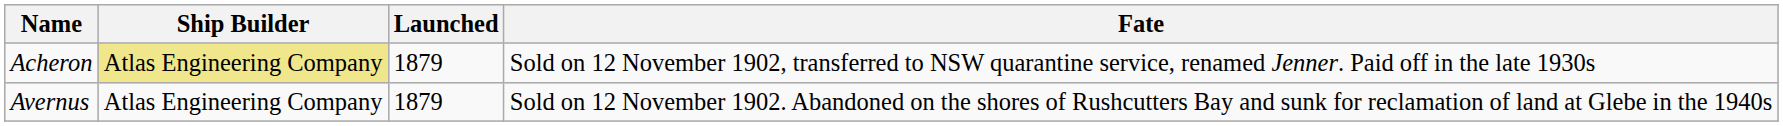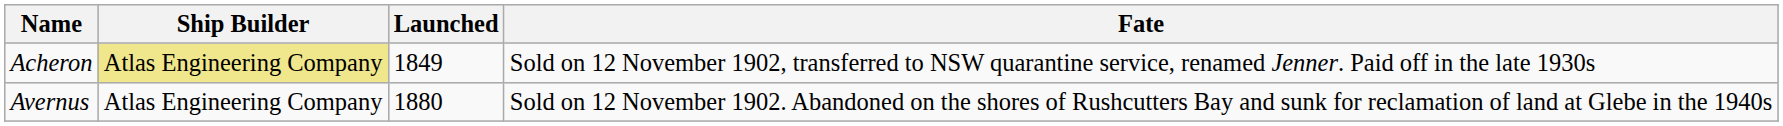(418, 62) 1879 -> (418, 62) 1849
(418, 101) 1879 -> (418, 101) 1880
